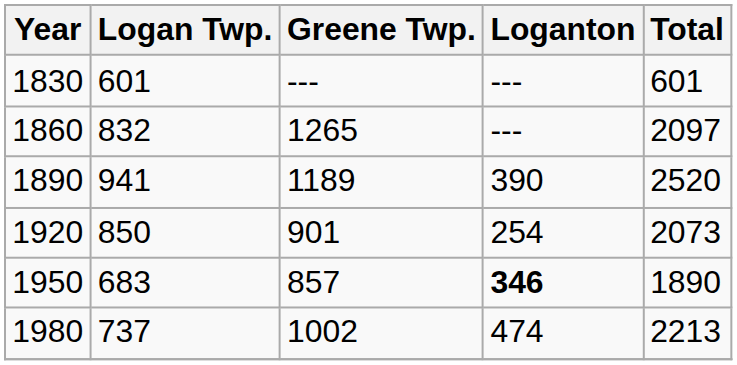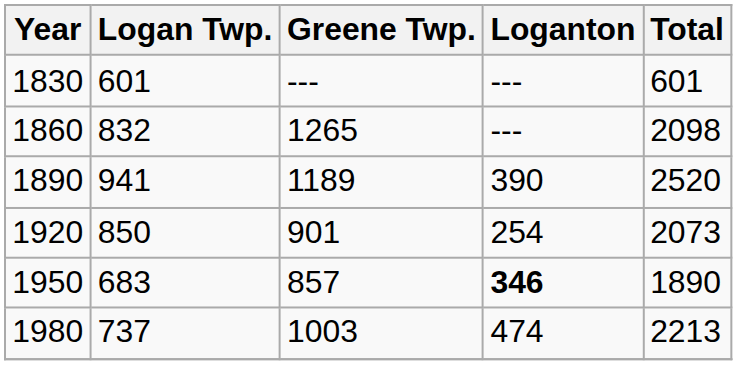(686, 130) 2097 -> (686, 130) 2098
(322, 332) 1002 -> (322, 332) 1003
